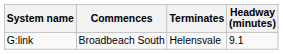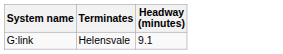- column: (122, 18)
